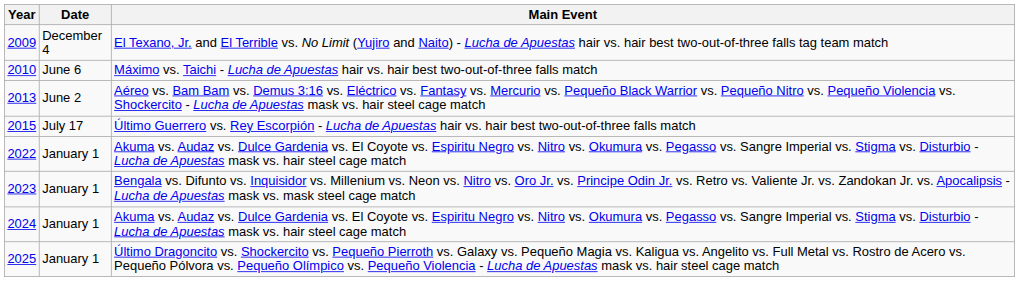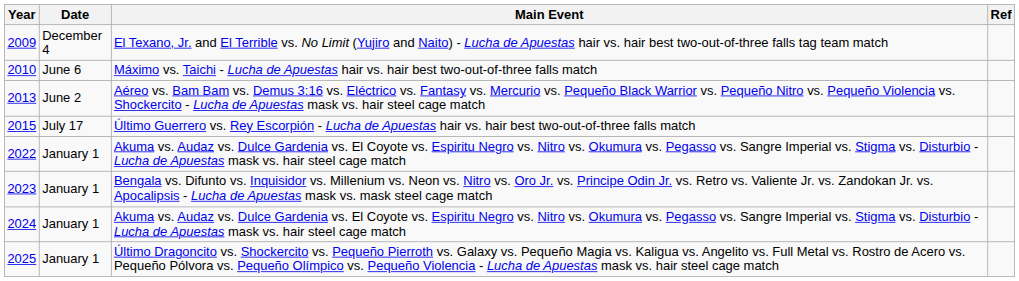+ column: (1001, 14)
